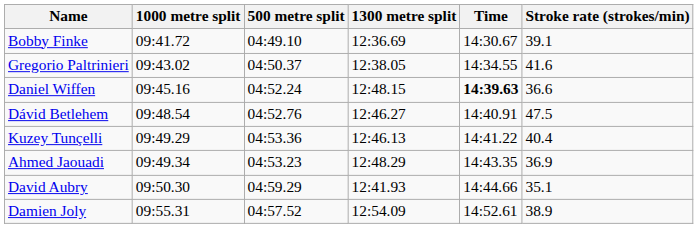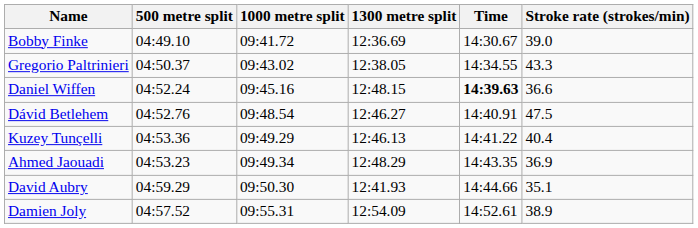columns swapped: (296, 16) <-> (188, 16)
(539, 41) 39.1 -> (539, 41) 39.0
(539, 65) 41.6 -> (539, 65) 43.3
